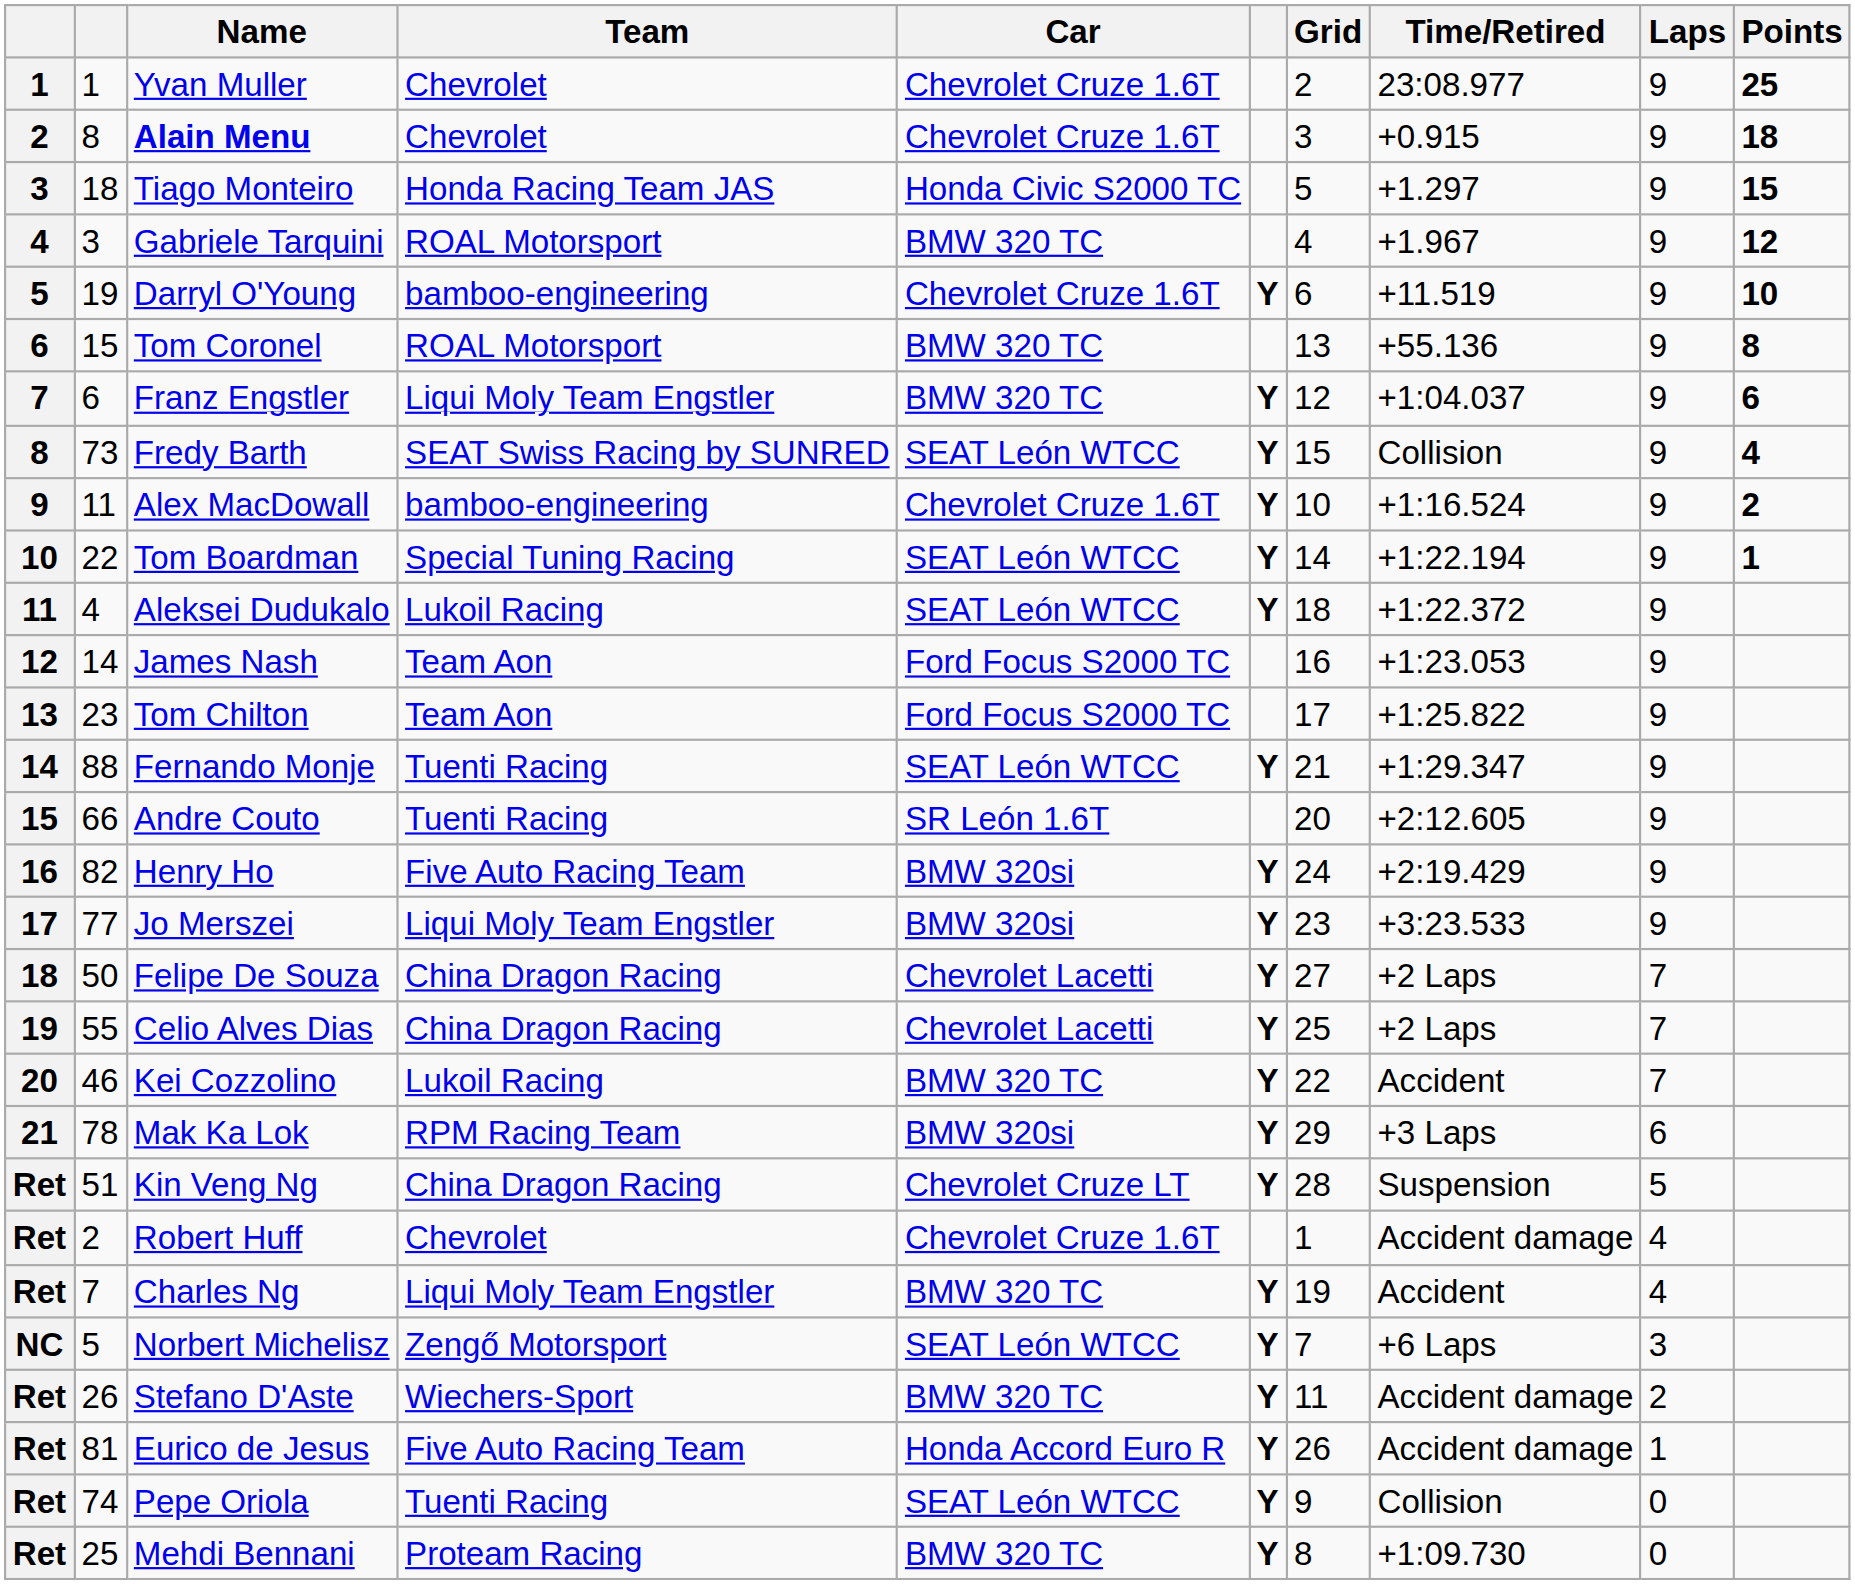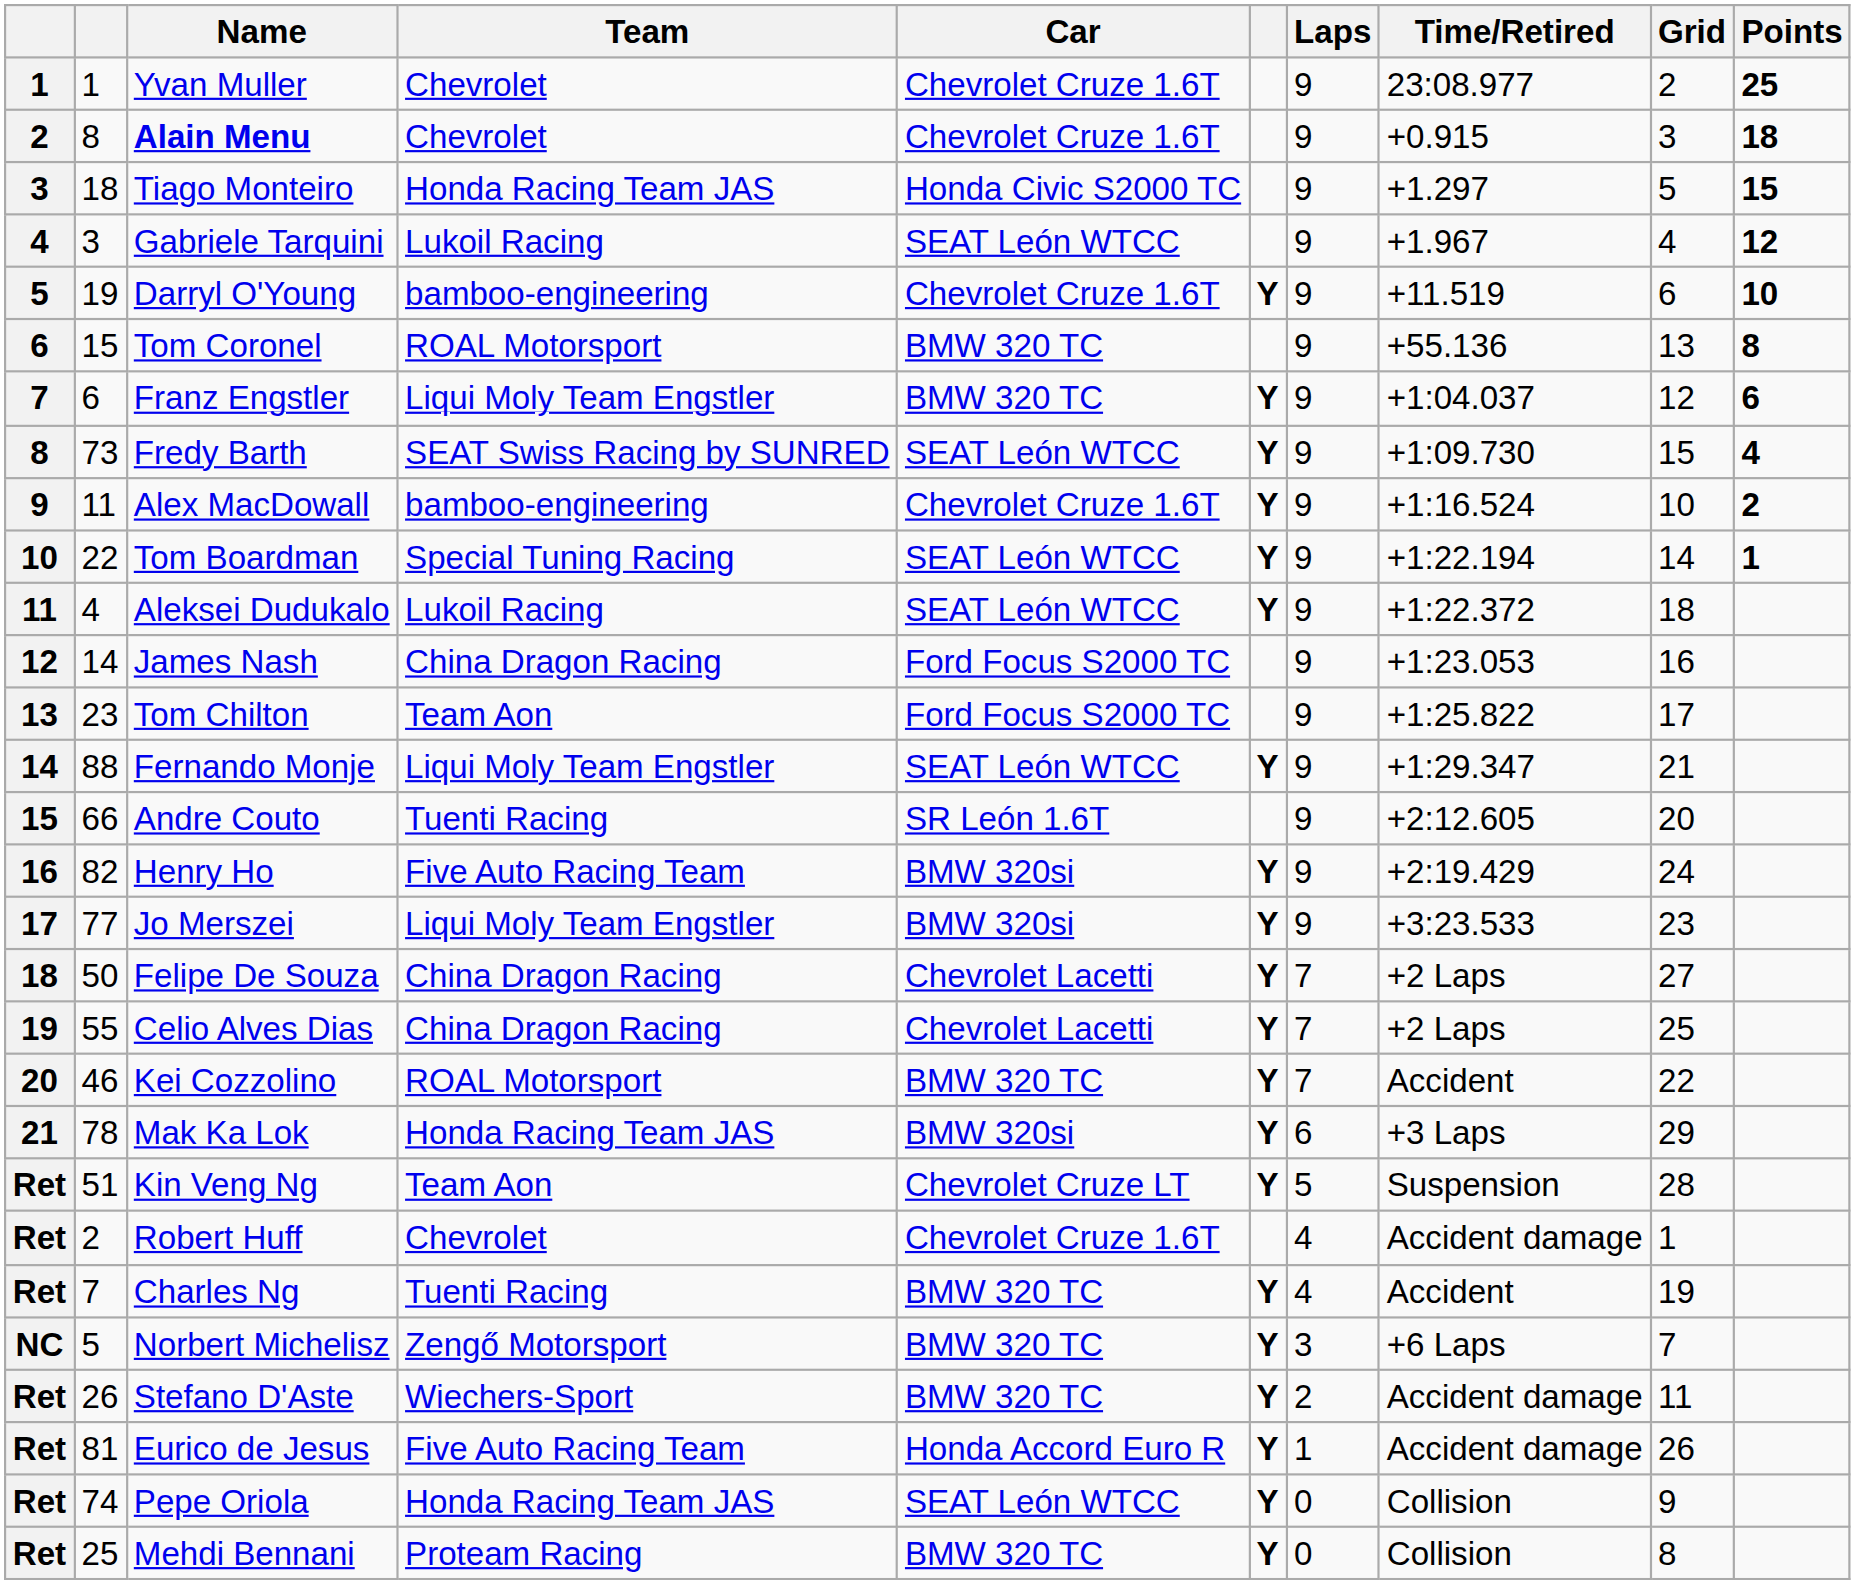columns swapped: (1687, 32) <-> (1328, 32)
(533, 241) ROAL Motorsport -> (504, 241) Lukoil Racing
(1004, 241) BMW 320 TC -> (1042, 241) SEAT León WTCC
(1440, 451) Collision -> (1461, 451) +1:09.730
(479, 661) Team Aon -> (563, 661) China Dragon Racing
(507, 766) Tuenti Racing -> (590, 766) Liqui Moly Team Engstler
(504, 1081) Lukoil Racing -> (533, 1081) ROAL Motorsport
(543, 1133) RPM Racing Team -> (590, 1133) Honda Racing Team JAS
(563, 1186) China Dragon Racing -> (479, 1186) Team Aon
(590, 1290) Liqui Moly Team Engstler -> (507, 1290) Tuenti Racing
(1042, 1343) SEAT León WTCC -> (1004, 1343) BMW 320 TC
(507, 1500) Tuenti Racing -> (590, 1500) Honda Racing Team JAS
(1452, 1553) +1:09.730 -> (1449, 1553) Collision
